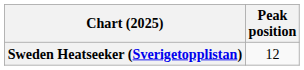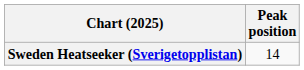(272, 53) 12 -> (272, 53) 14
